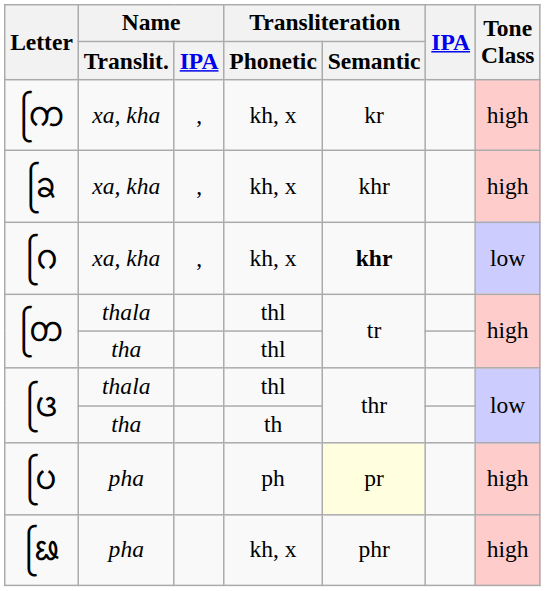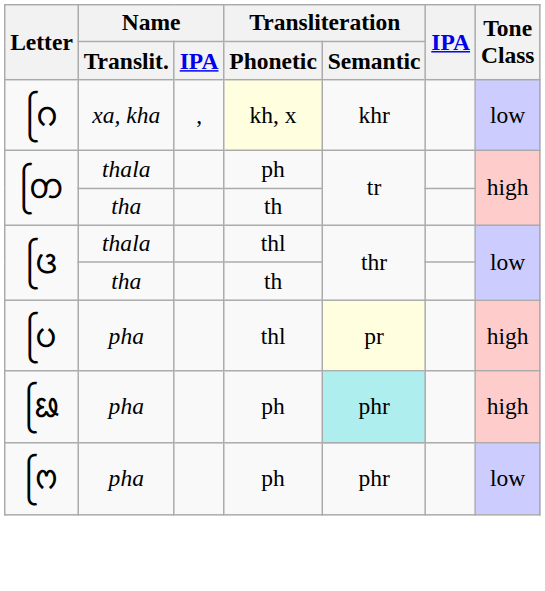- row: (41, 114)
- row: (41, 185)
(273, 257) no background -> (273, 114) lightyellow background
(374, 257) bold -> (374, 114) normal
(273, 312) thl -> (273, 169) ph
(273, 349) thl -> (273, 206) th
(273, 478) ph -> (273, 335) thl
(273, 549) kh, x -> (273, 406) ph
(374, 549) no background -> (374, 406) paleturquoise background
+ row: (41, 477)
